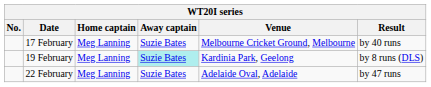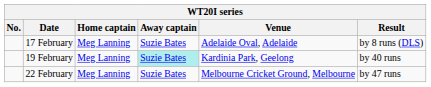(278, 43) Melbourne Cricket Ground, Melbourne -> (249, 43) Adelaide Oval, Adelaide
(380, 43) by 40 runs -> (391, 43) by 8 runs (DLS)
(391, 58) by 8 runs (DLS) -> (380, 58) by 40 runs
(249, 74) Adelaide Oval, Adelaide -> (278, 74) Melbourne Cricket Ground, Melbourne
